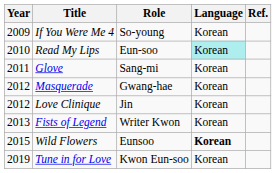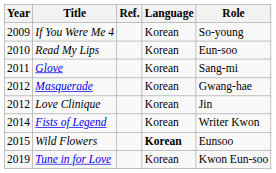columns swapped: (154, 13) <-> (258, 13)
(211, 50) paleturquoise background -> (162, 50) no background
(19, 123) 2013 -> (19, 123) 2014
